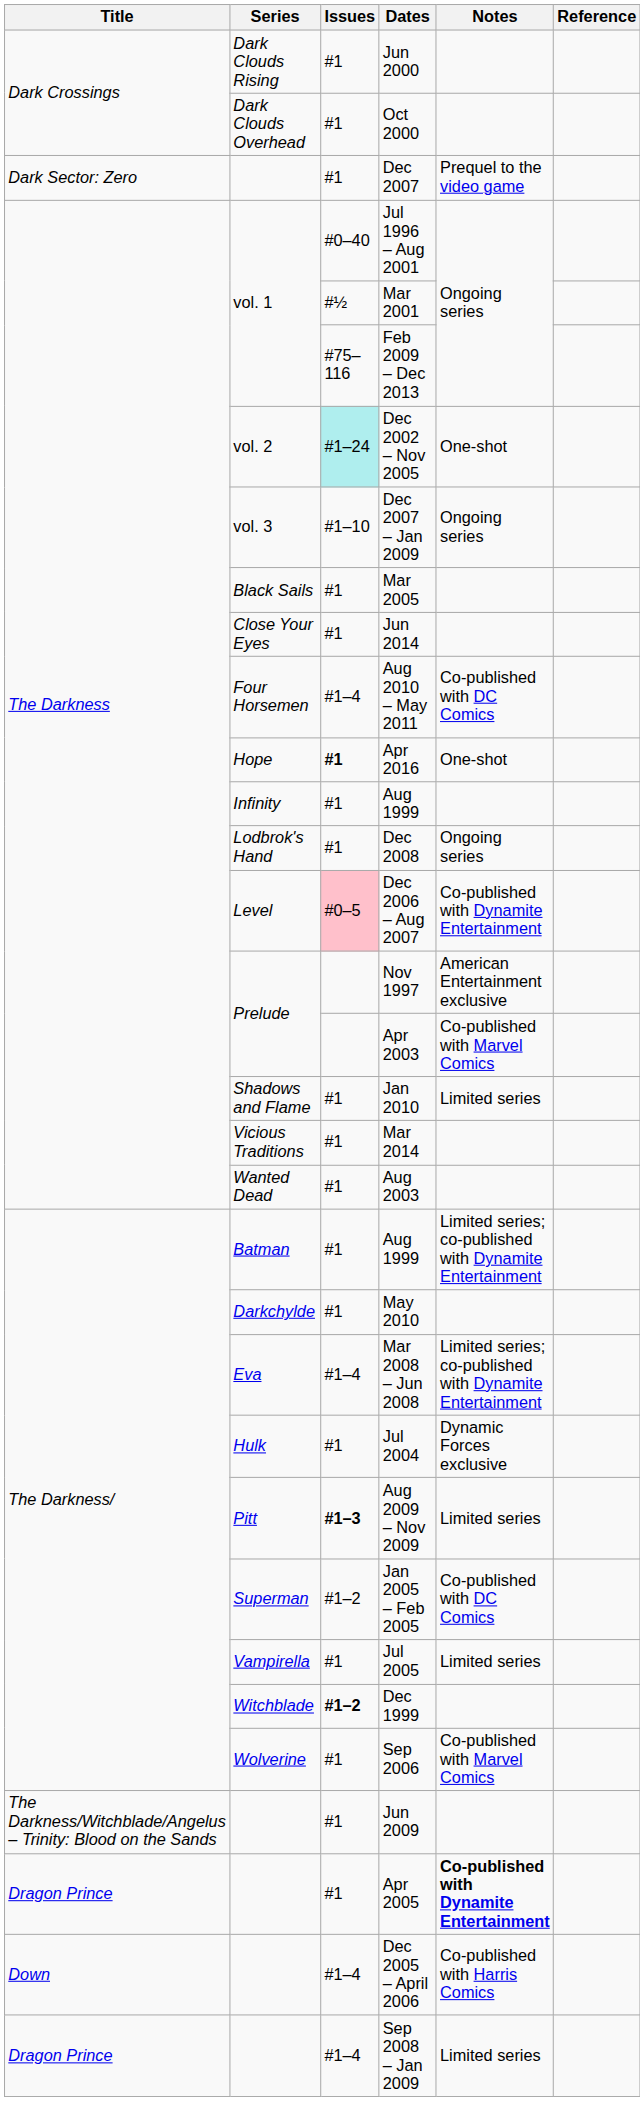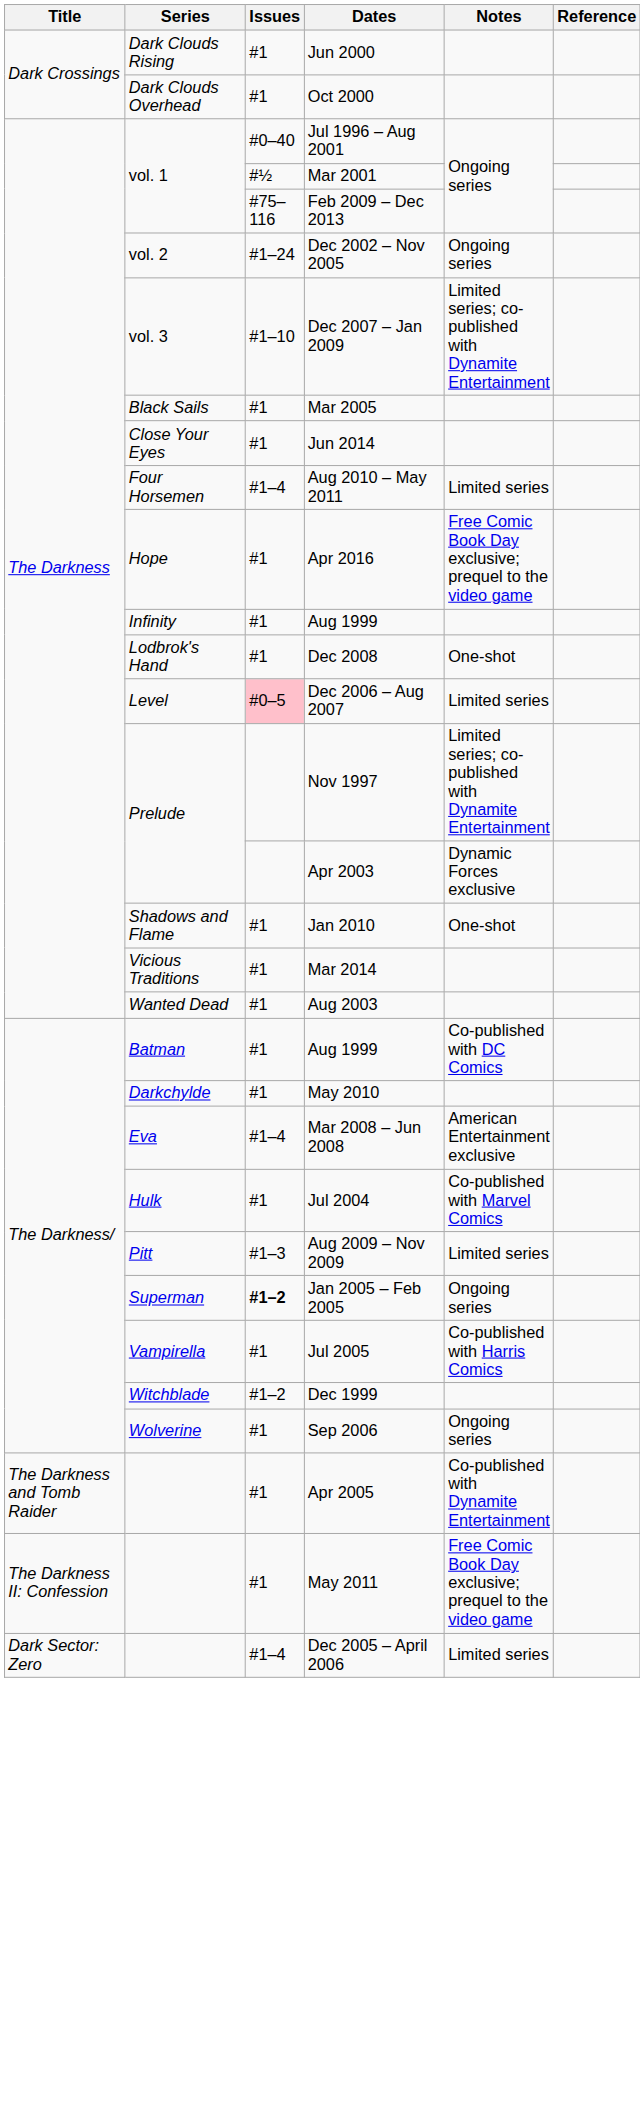- row: (275, 178)
(347, 446) paleturquoise background -> (272, 255) no background
(474, 446) One-shot -> (479, 255) Ongoing series
(471, 527) Ongoing series -> (499, 336) Limited series; co-published with Dynamite Entertainment
(488, 696) Co-published with DC Comics -> (498, 487) Limited series
(333, 759) bold -> (258, 559) normal
(474, 759) One-shot -> (498, 559) Free Comic Book Day exclusive; prequel to the video game
(471, 847) Ongoing series -> (482, 656) One-shot
(491, 910) Co-published with Dynamite Entertainment -> (498, 701) Limited series
(491, 982) American Entertainment exclusive -> (499, 782) Limited series; co-published with Dynamite Entertainment
(488, 1044) Co-published with Marvel Comics -> (482, 872) Dynamic Forces exclusive
(490, 1098) Limited series -> (482, 925) One-shot
(493, 1249) Limited series; co-published with Dynamite Entertainment -> (496, 1049) Co-published with DC Comics
(493, 1374) Limited series; co-published with Dynamite Entertainment -> (499, 1137) American Entertainment exclusive
(474, 1446) Dynamic Forces exclusive -> (496, 1200) Co-published with Marvel Comics
(343, 1518) bold -> (268, 1253) normal
(343, 1599) normal -> (268, 1297) bold
(488, 1599) Co-published with DC Comics -> (479, 1297) Ongoing series
(490, 1661) Limited series -> (496, 1351) Co-published with Harris Comics
(343, 1706) bold -> (268, 1395) normal
(488, 1759) Co-published with Marvel Comics -> (479, 1430) Ongoing series
- row: (275, 1822)
(60, 1893) Dragon Prince -> (59, 1493) The Darkness and Tomb Raider
(495, 1893) bold -> (499, 1493) normal
+ row: (185, 1583)
(29, 1974) Down -> (54, 1655) Dark Sector: Zero
(488, 1974) Co-published with Harris Comics -> (498, 1655) Limited series
- row: (275, 2056)
